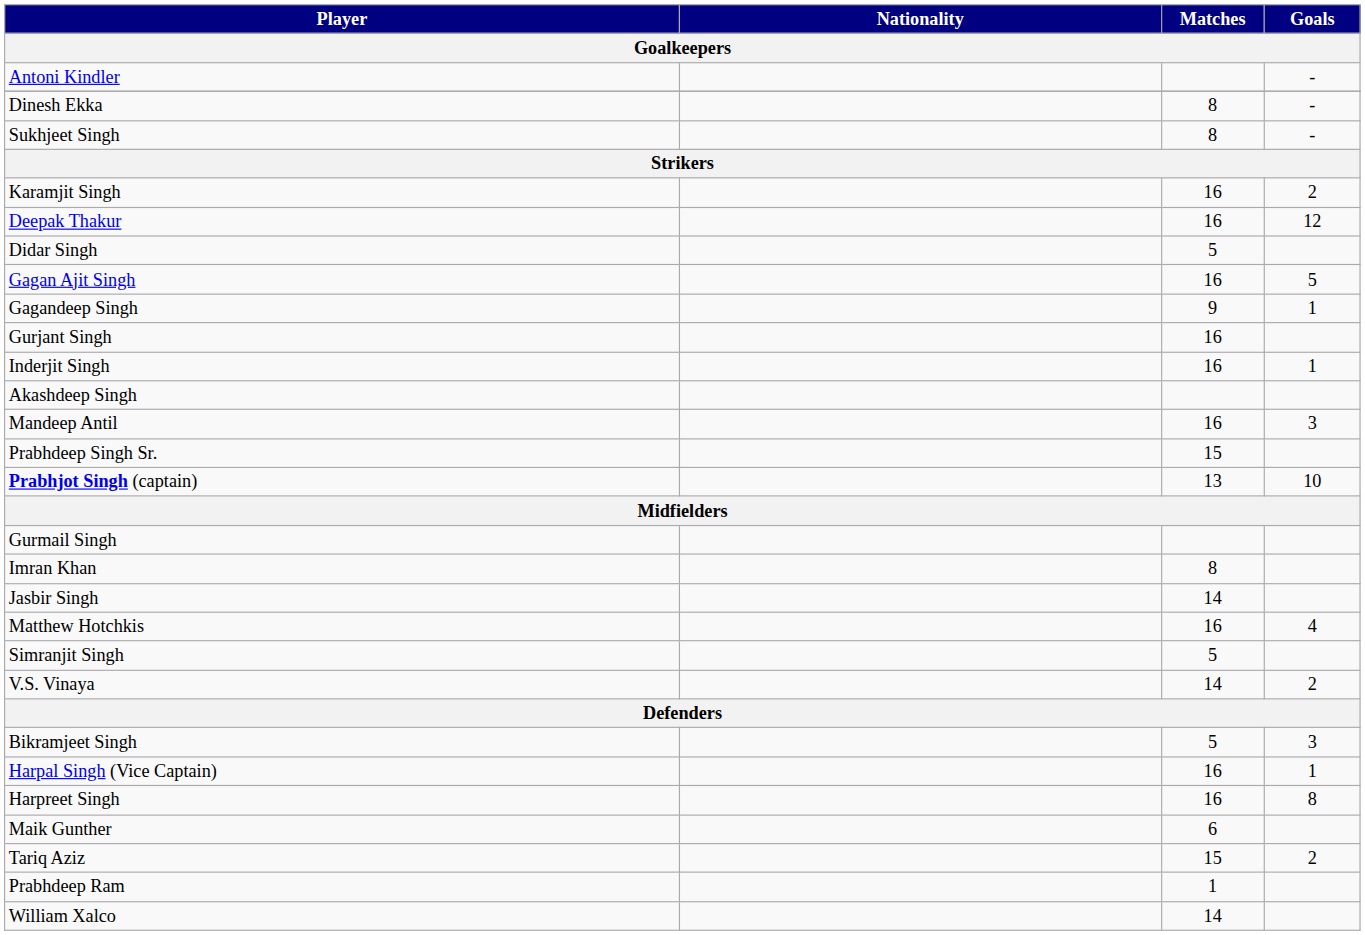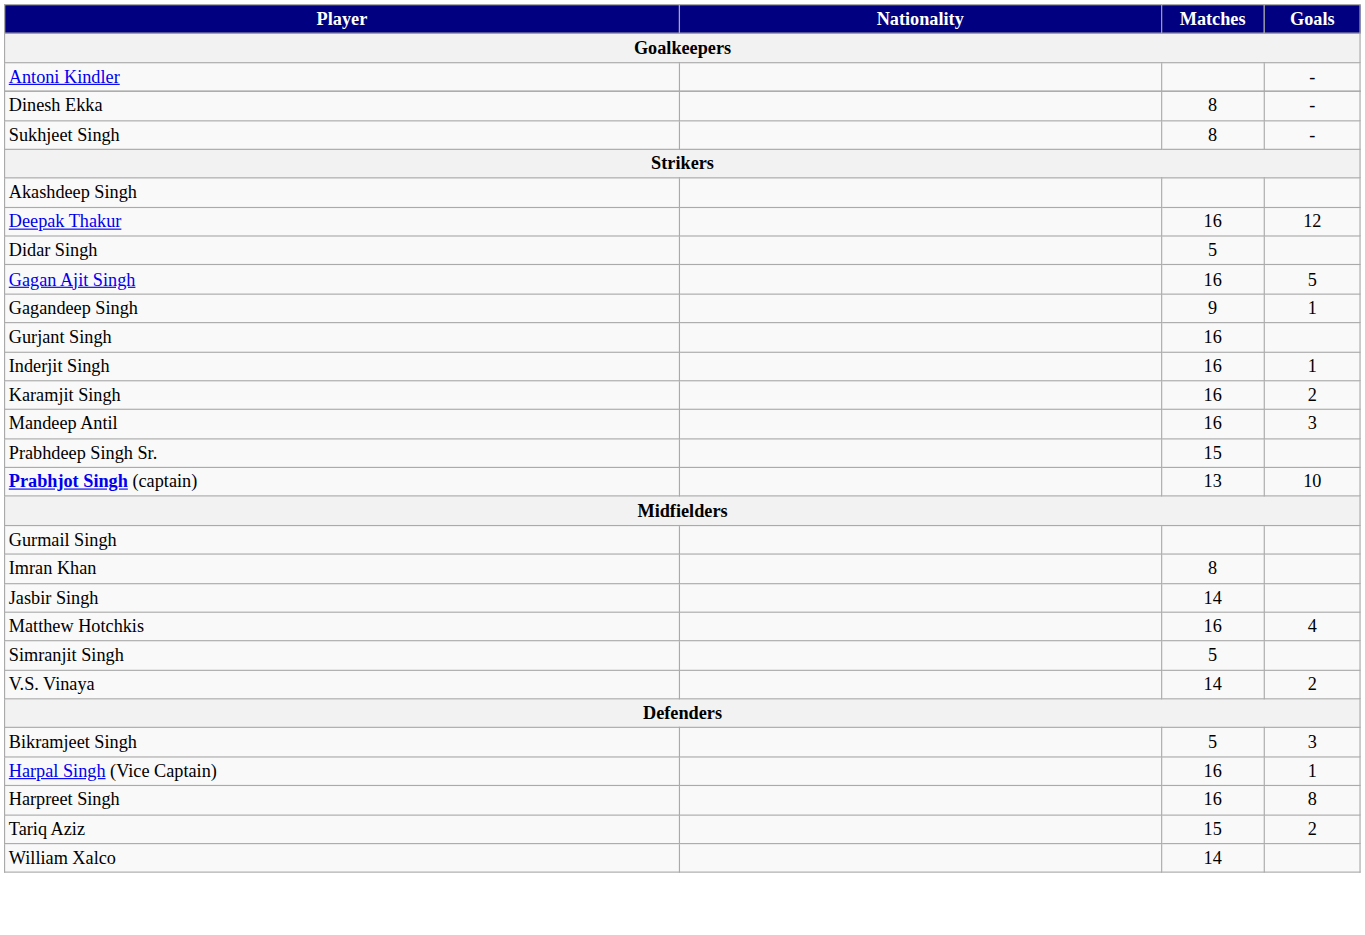rows swapped: (73, 395) <-> (65, 192)
- row: (60, 828)
- row: (67, 886)
